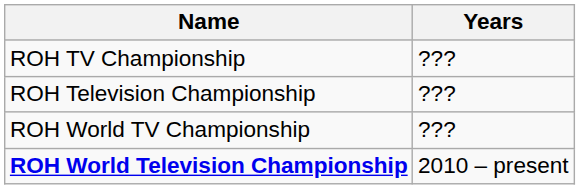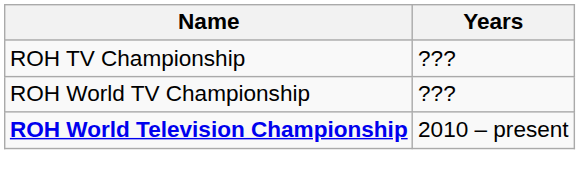- row: (163, 93)
